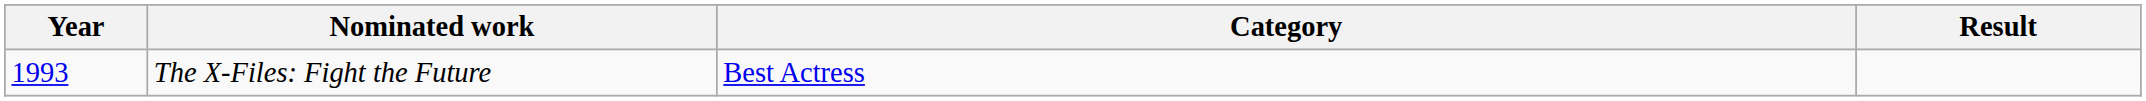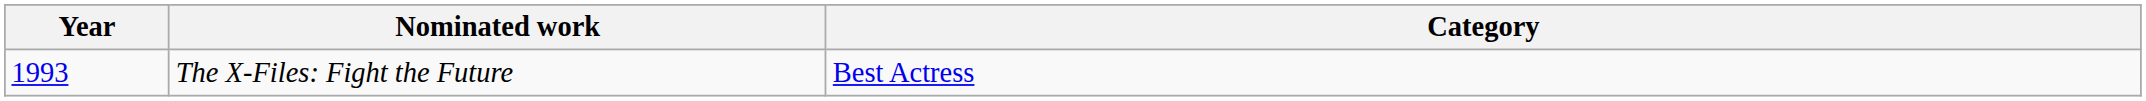- column: (1998, 27)
